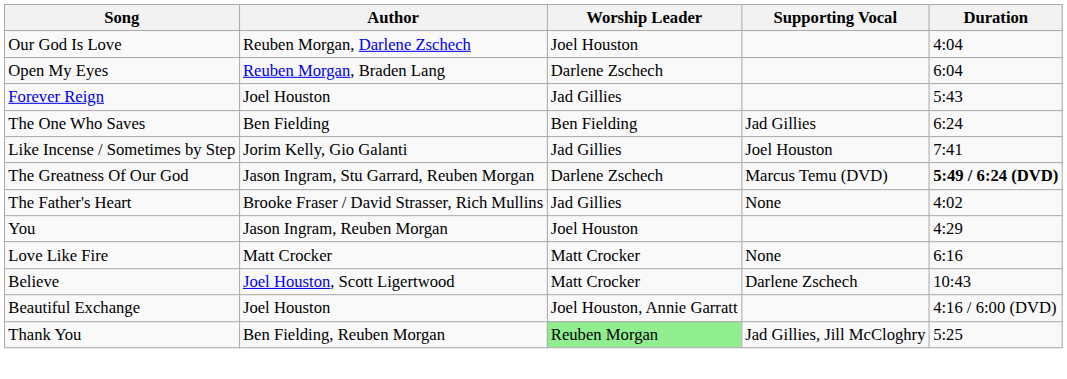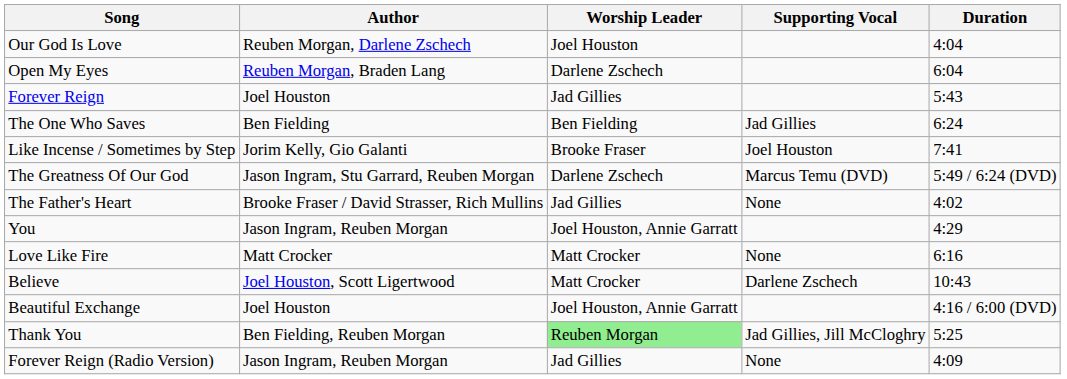(586, 149) Jad Gillies -> (598, 149) Brooke Fraser
(996, 176) bold -> (995, 176) normal
(594, 228) Joel Houston -> (644, 228) Joel Houston, Annie Garratt
+ row: (111, 360)
